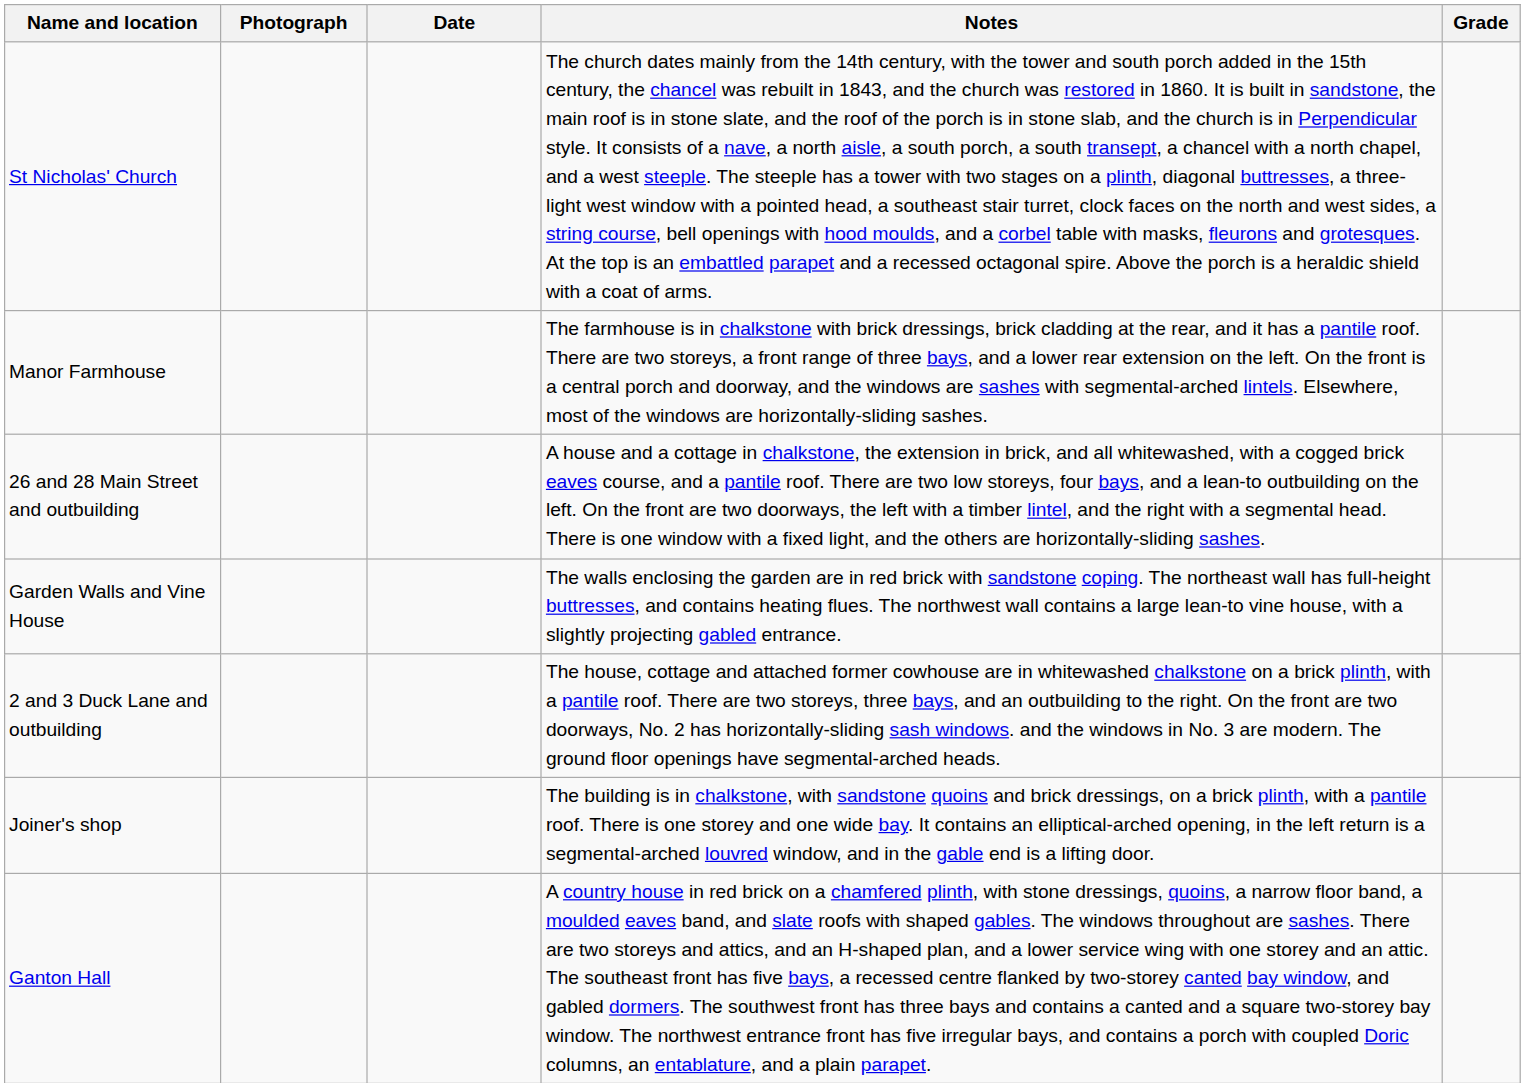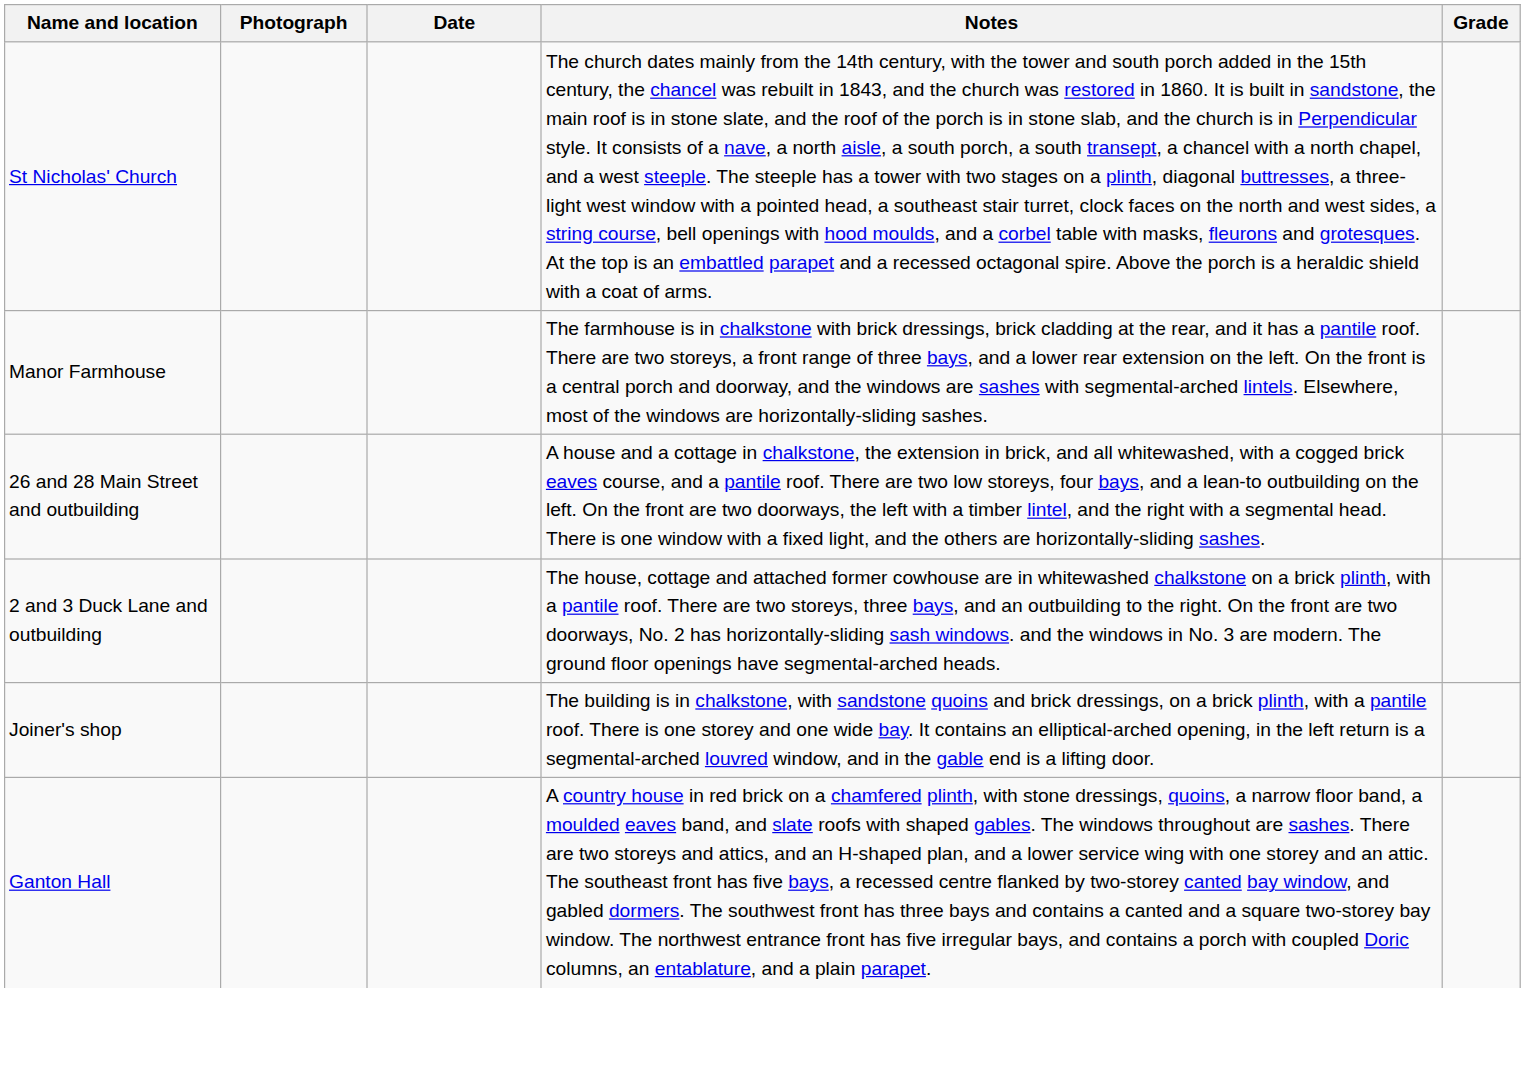- row: (107, 605)
